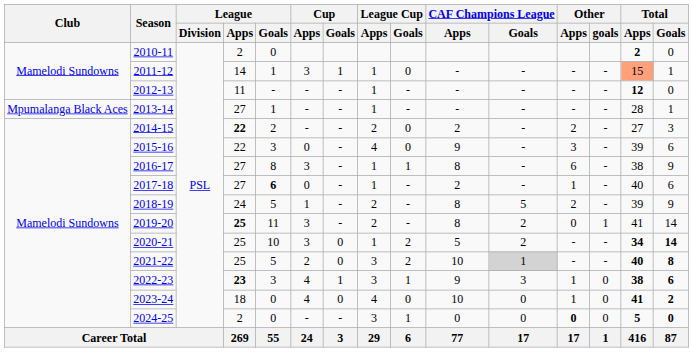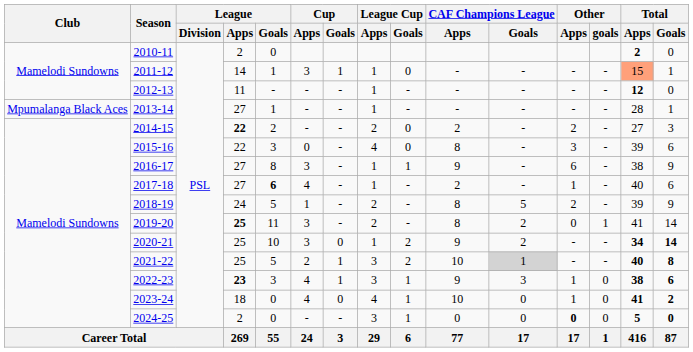(457, 147) 9 -> (457, 147) 8
(457, 166) 8 -> (457, 166) 9
(307, 185) 0 -> (307, 185) 4
(457, 242) 5 -> (457, 242) 9
(340, 261) 0 -> (340, 261) 1
(408, 299) 0 -> (408, 299) 1
